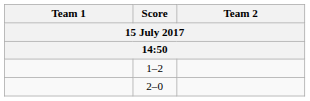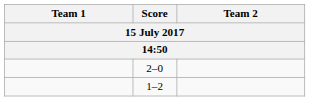rows swapped: (155, 87) <-> (155, 68)
